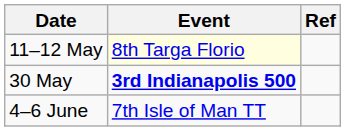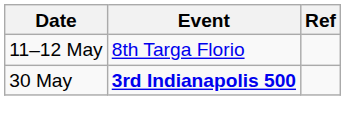(178, 50) lightyellow background -> (178, 50) no background
- row: (49, 110)
